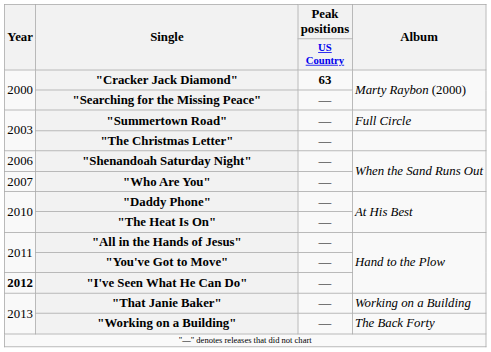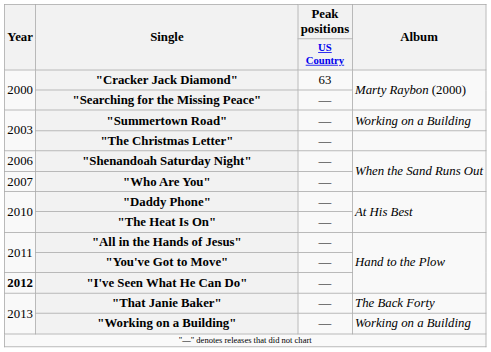(325, 80) bold -> (325, 80) normal
(383, 120) Full Circle -> (413, 120) Working on a Building
(413, 303) Working on a Building -> (395, 303) The Back Forty
(395, 323) The Back Forty -> (413, 323) Working on a Building
